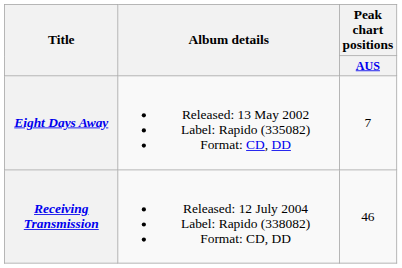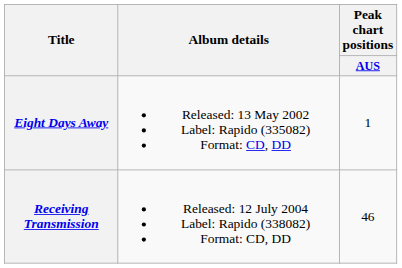(368, 122) 7 -> (368, 122) 1
